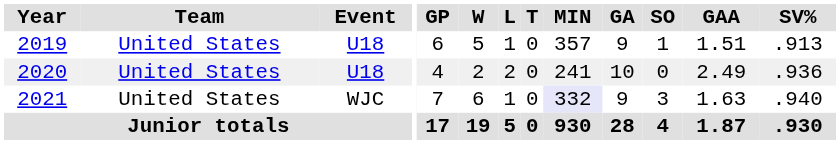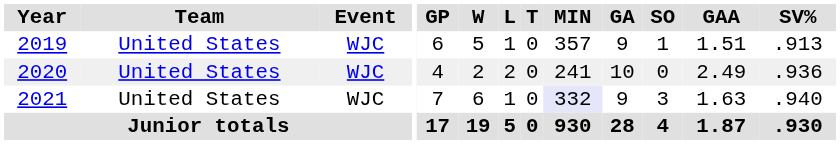(366, 45) U18 -> (366, 45) WJC
(366, 72) U18 -> (366, 72) WJC
